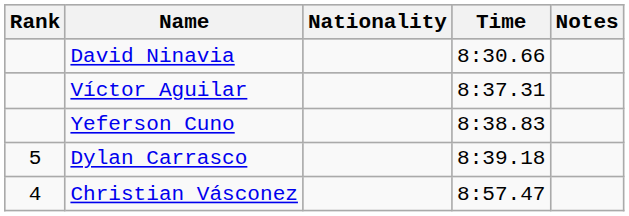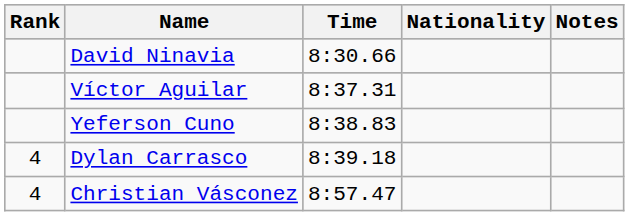columns swapped: (377, 22) <-> (501, 22)
(35, 159) 5 -> (35, 159) 4
